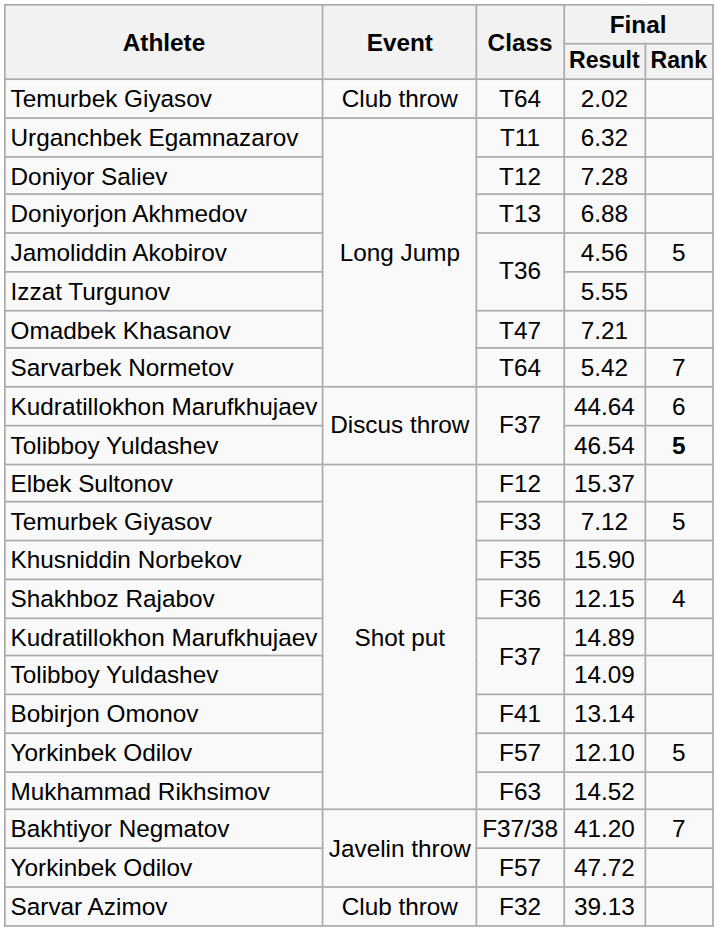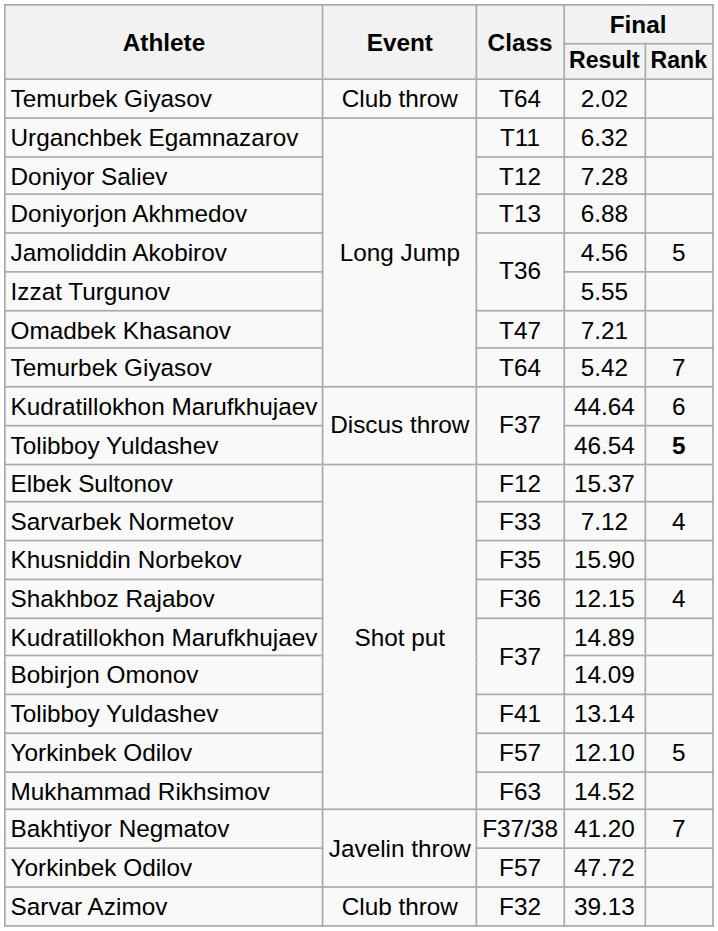(122, 368) Sarvarbek Normetov -> (111, 368) Temurbek Giyasov
(111, 522) Temurbek Giyasov -> (122, 522) Sarvarbek Normetov
(679, 522) 5 -> (679, 522) 4
(114, 676) Tolibboy Yuldashev -> (105, 676) Bobirjon Omonov
(105, 714) Bobirjon Omonov -> (114, 714) Tolibboy Yuldashev
